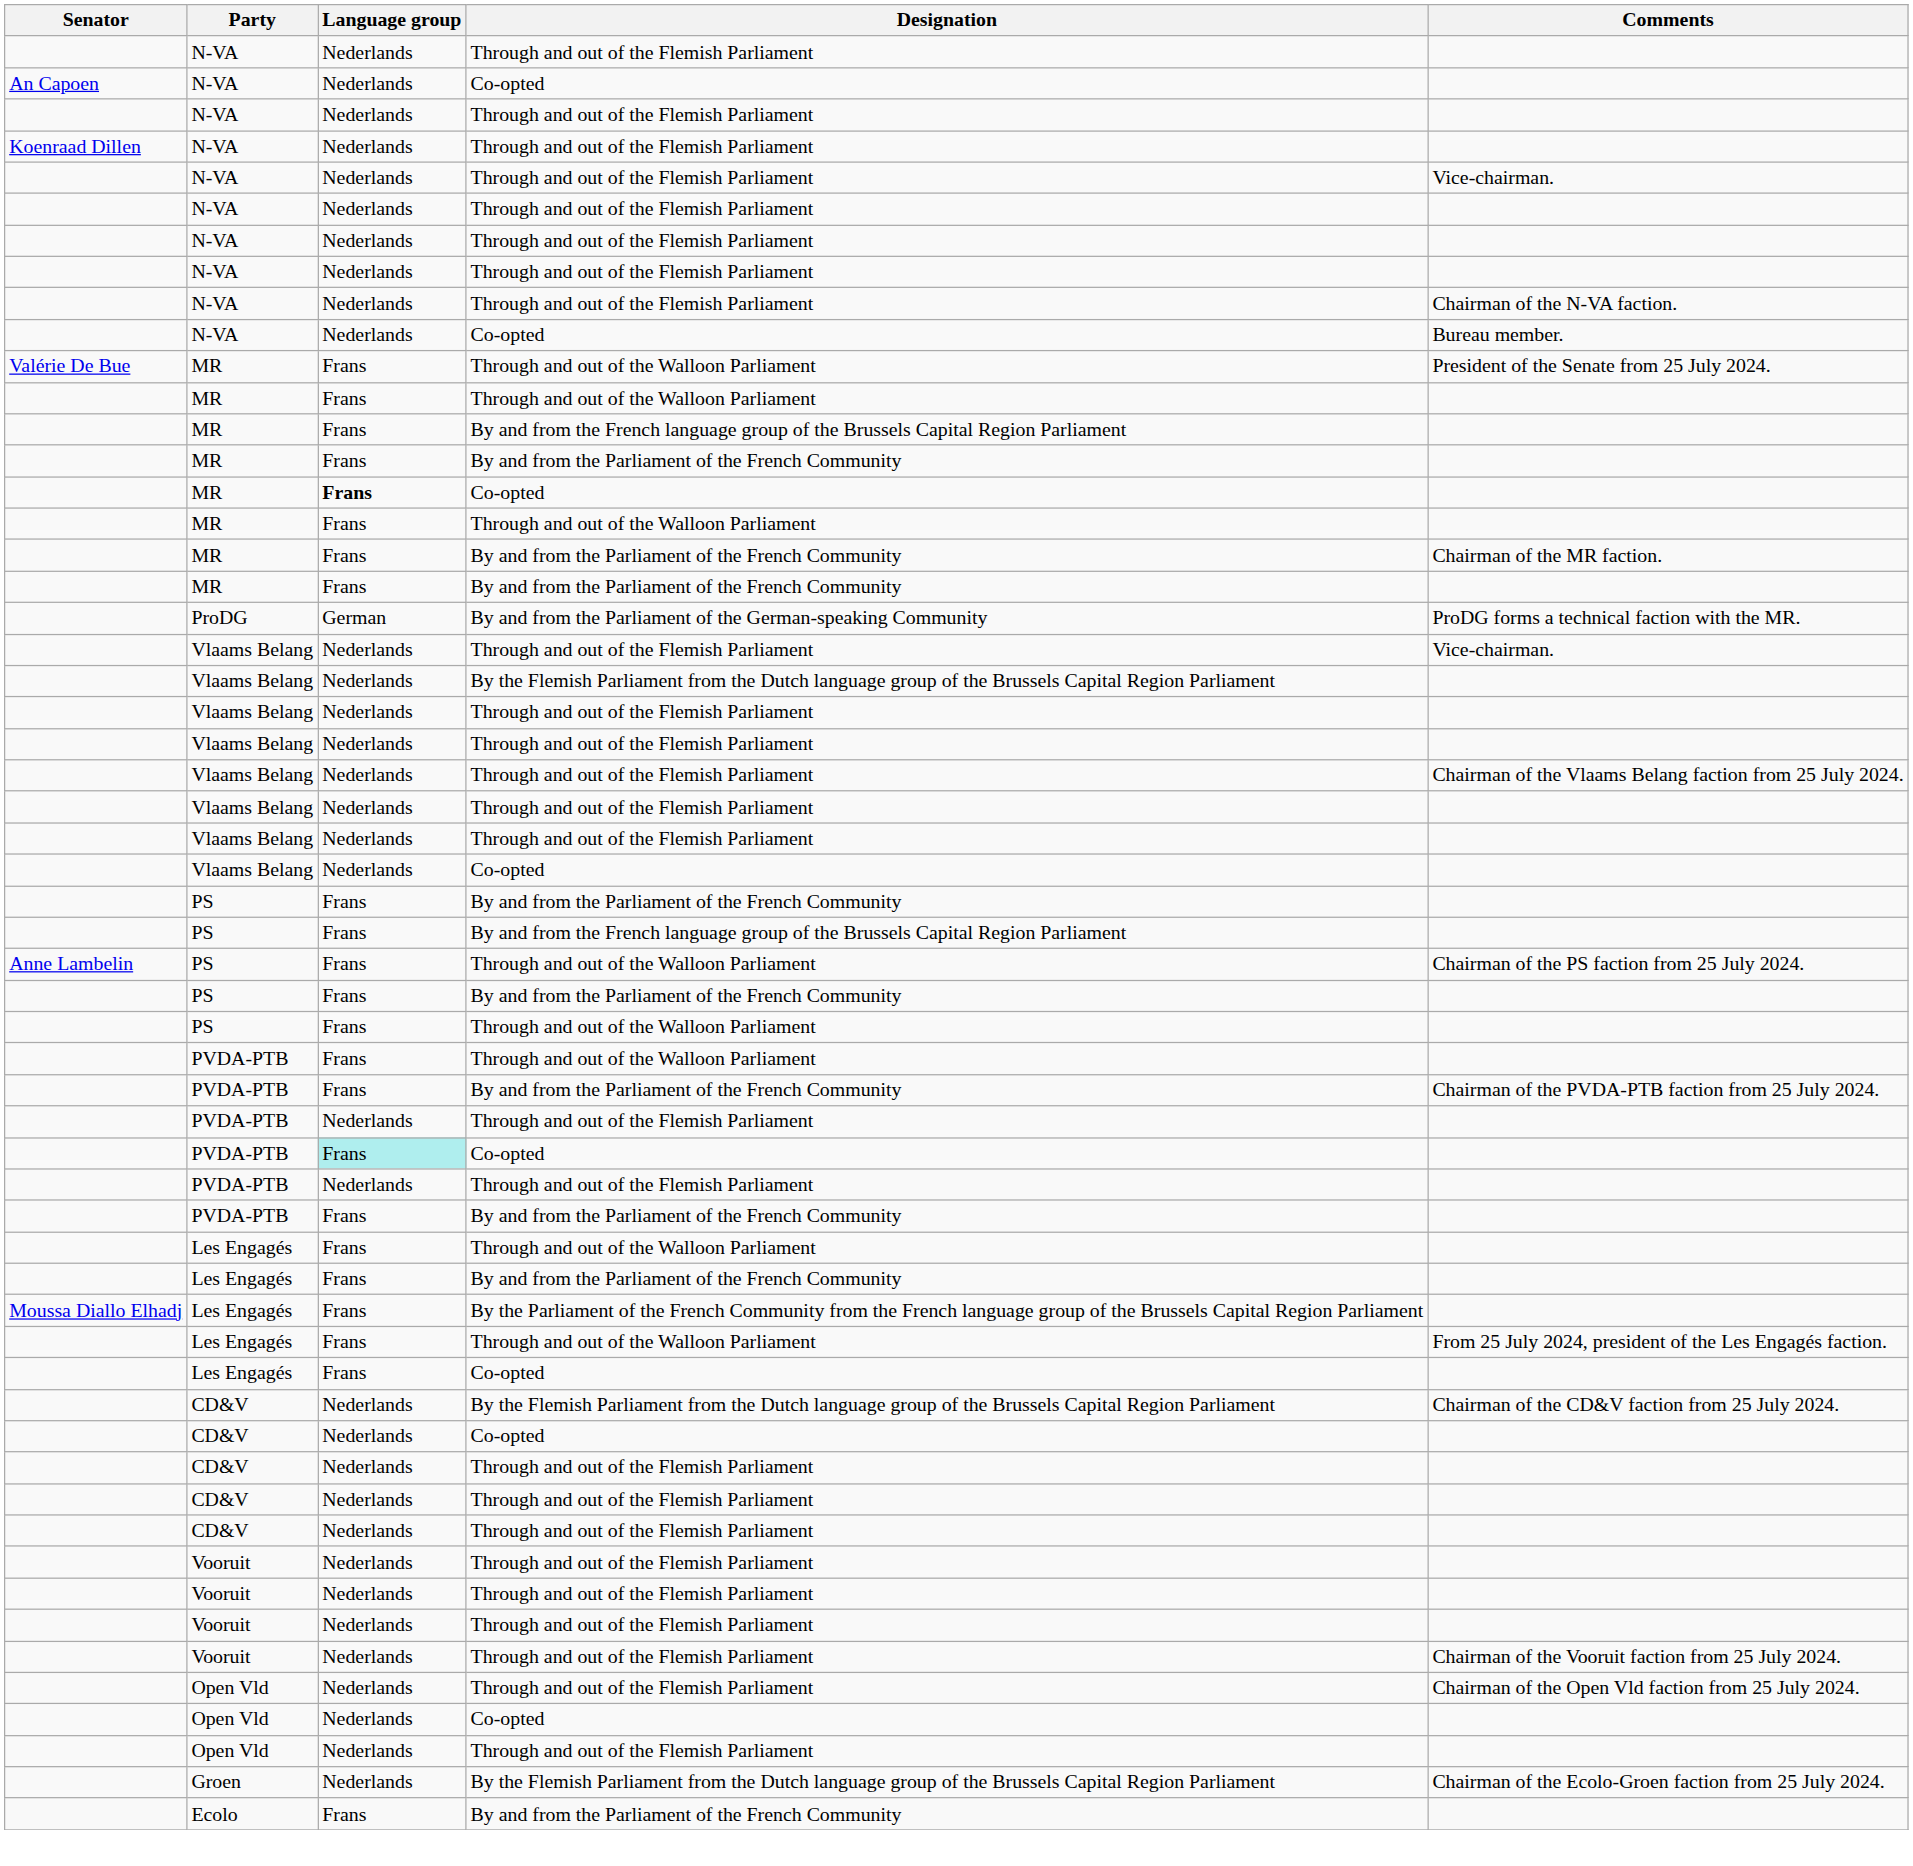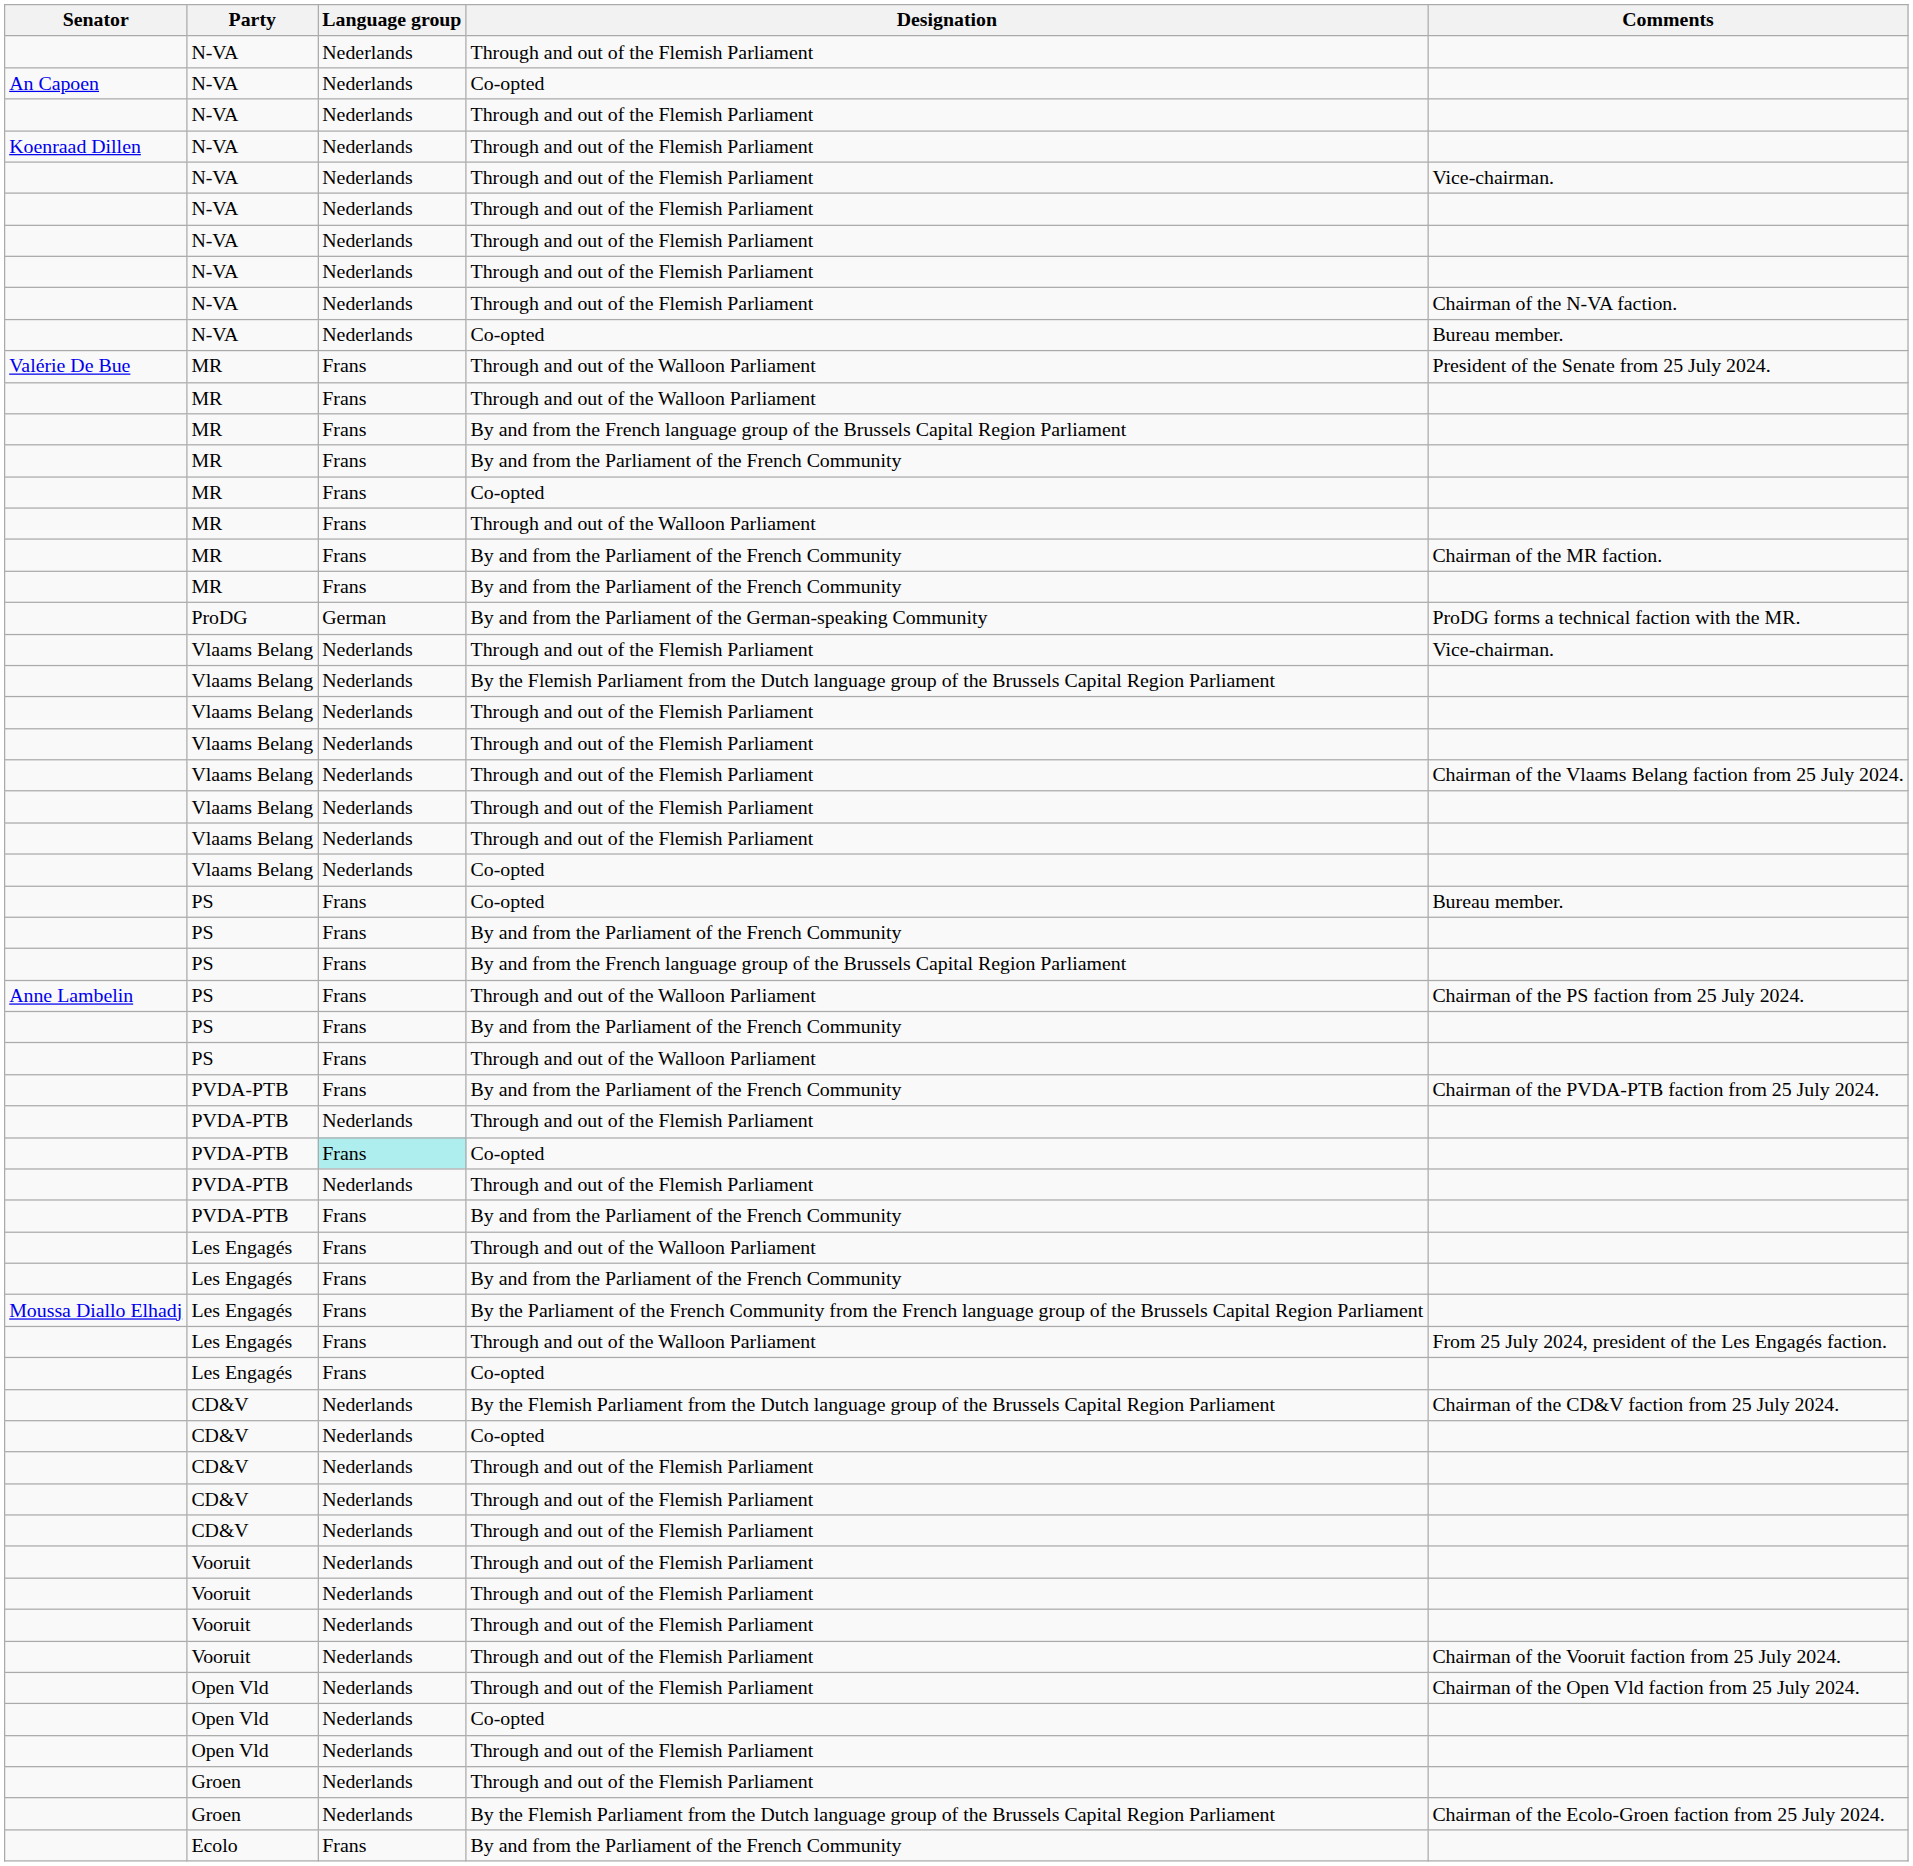(347, 492) bold -> (344, 492) normal
+ row: (202, 901)
- row: (240, 1058)
+ row: (216, 1782)
